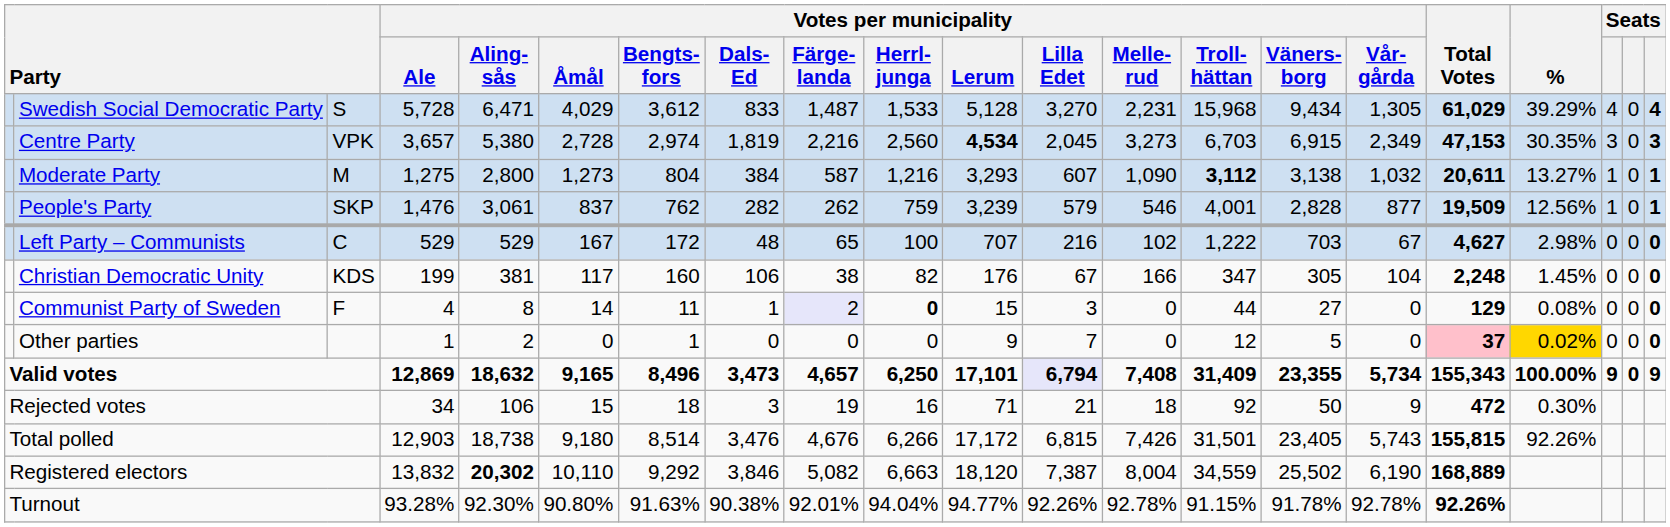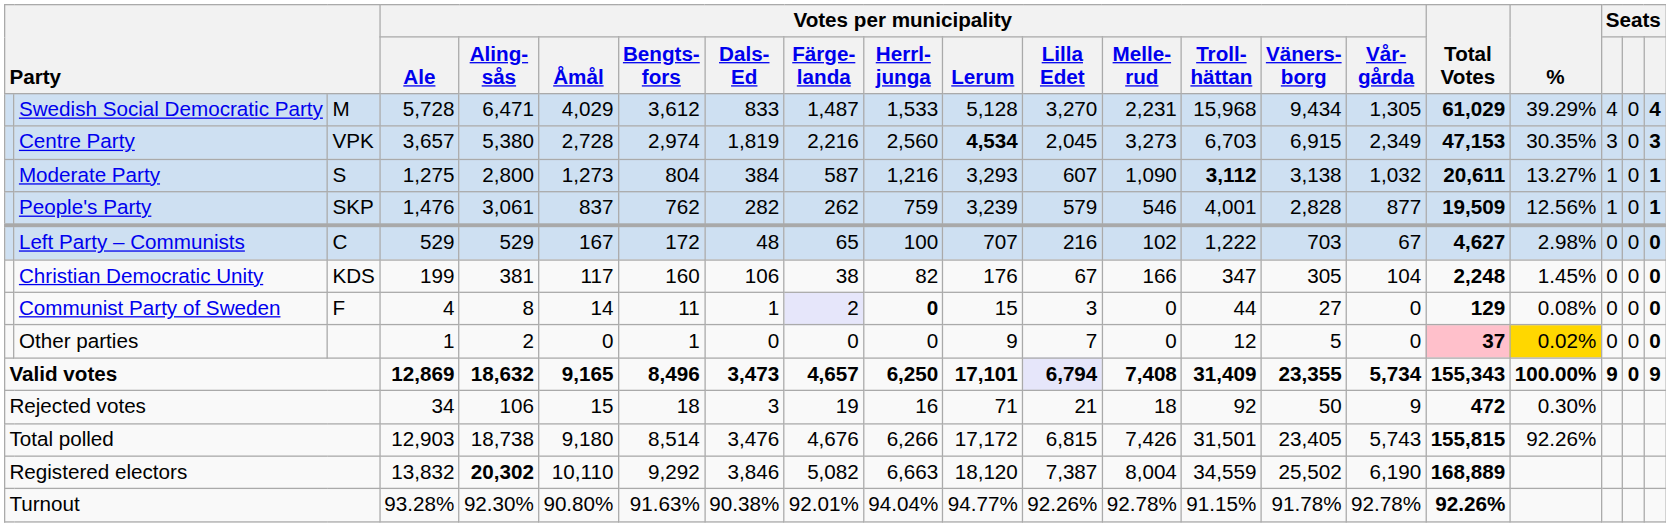(339, 109) S -> (341, 109) M
(341, 175) M -> (339, 175) S
